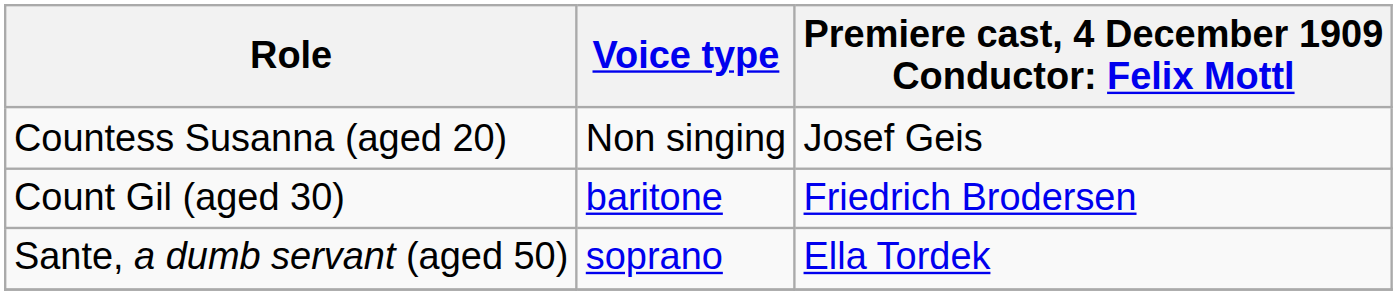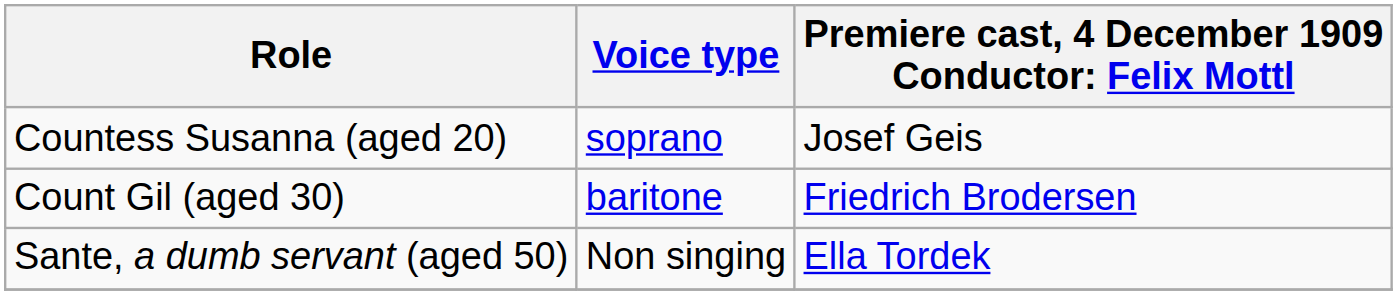(686, 137) Non singing -> (654, 137) soprano
(654, 257) soprano -> (686, 257) Non singing
